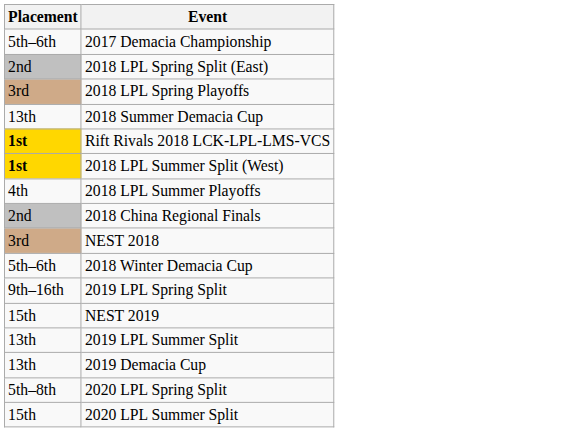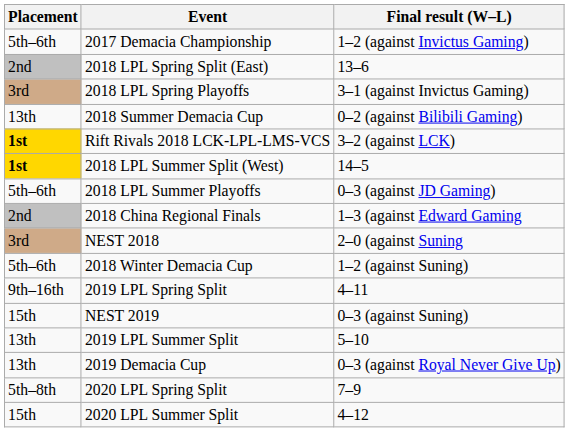+ column: (449, 16)
(18, 191) 4th -> (32, 191) 5th–6th
